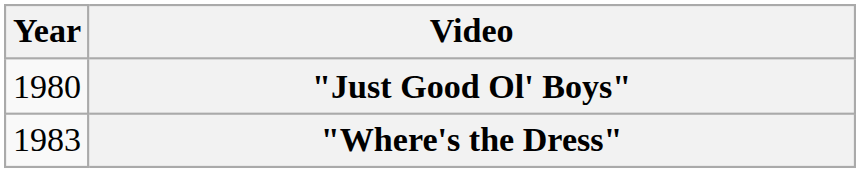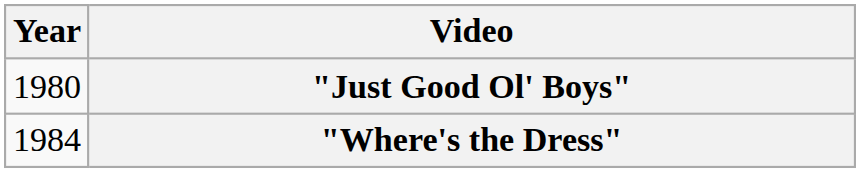(47, 139) 1983 -> (47, 139) 1984
